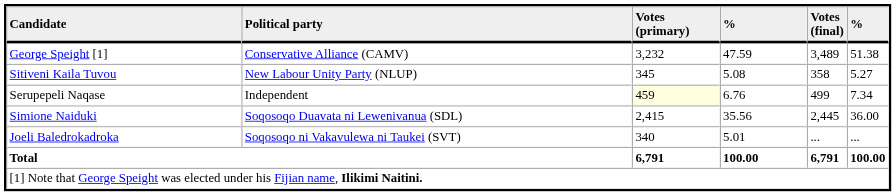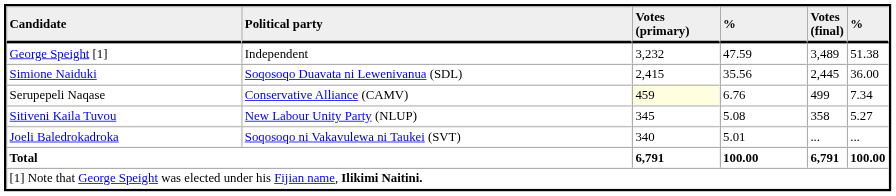(327, 53) Conservative Alliance (CAMV) -> (276, 53) Independent
rows swapped: (53, 116) <-> (63, 74)
(276, 95) Independent -> (327, 95) Conservative Alliance (CAMV)
